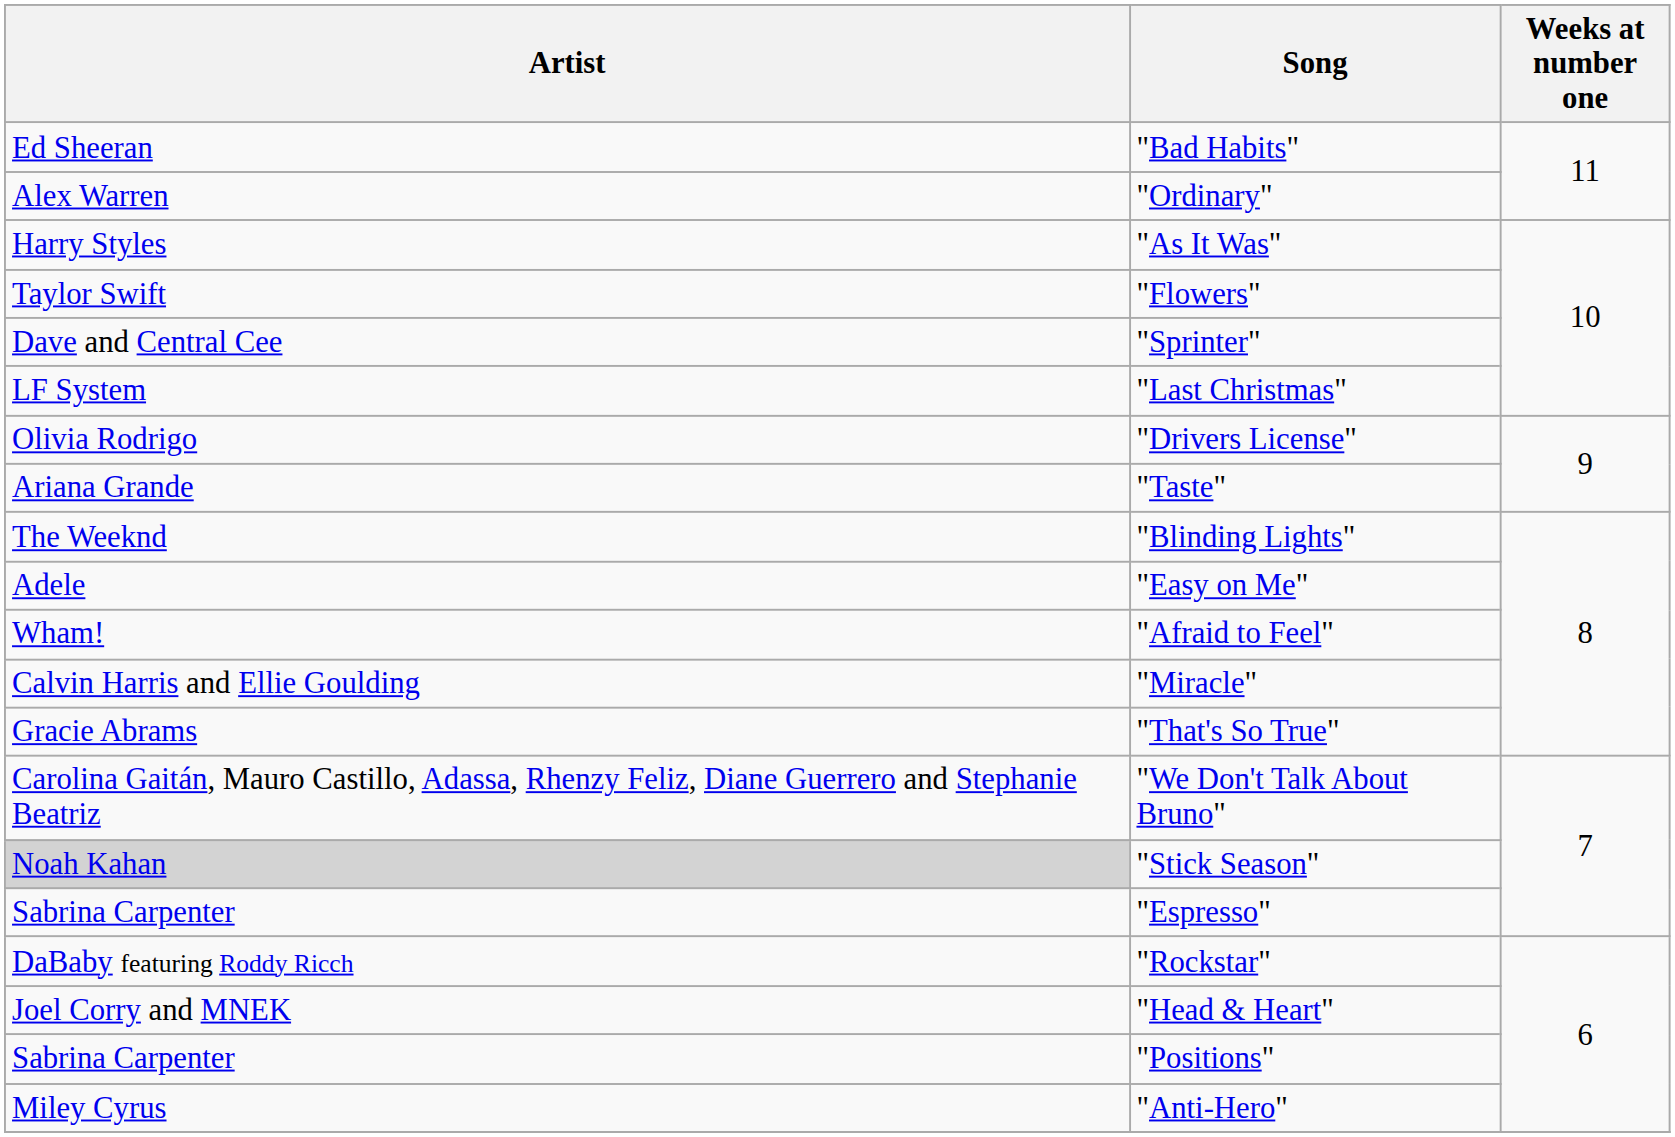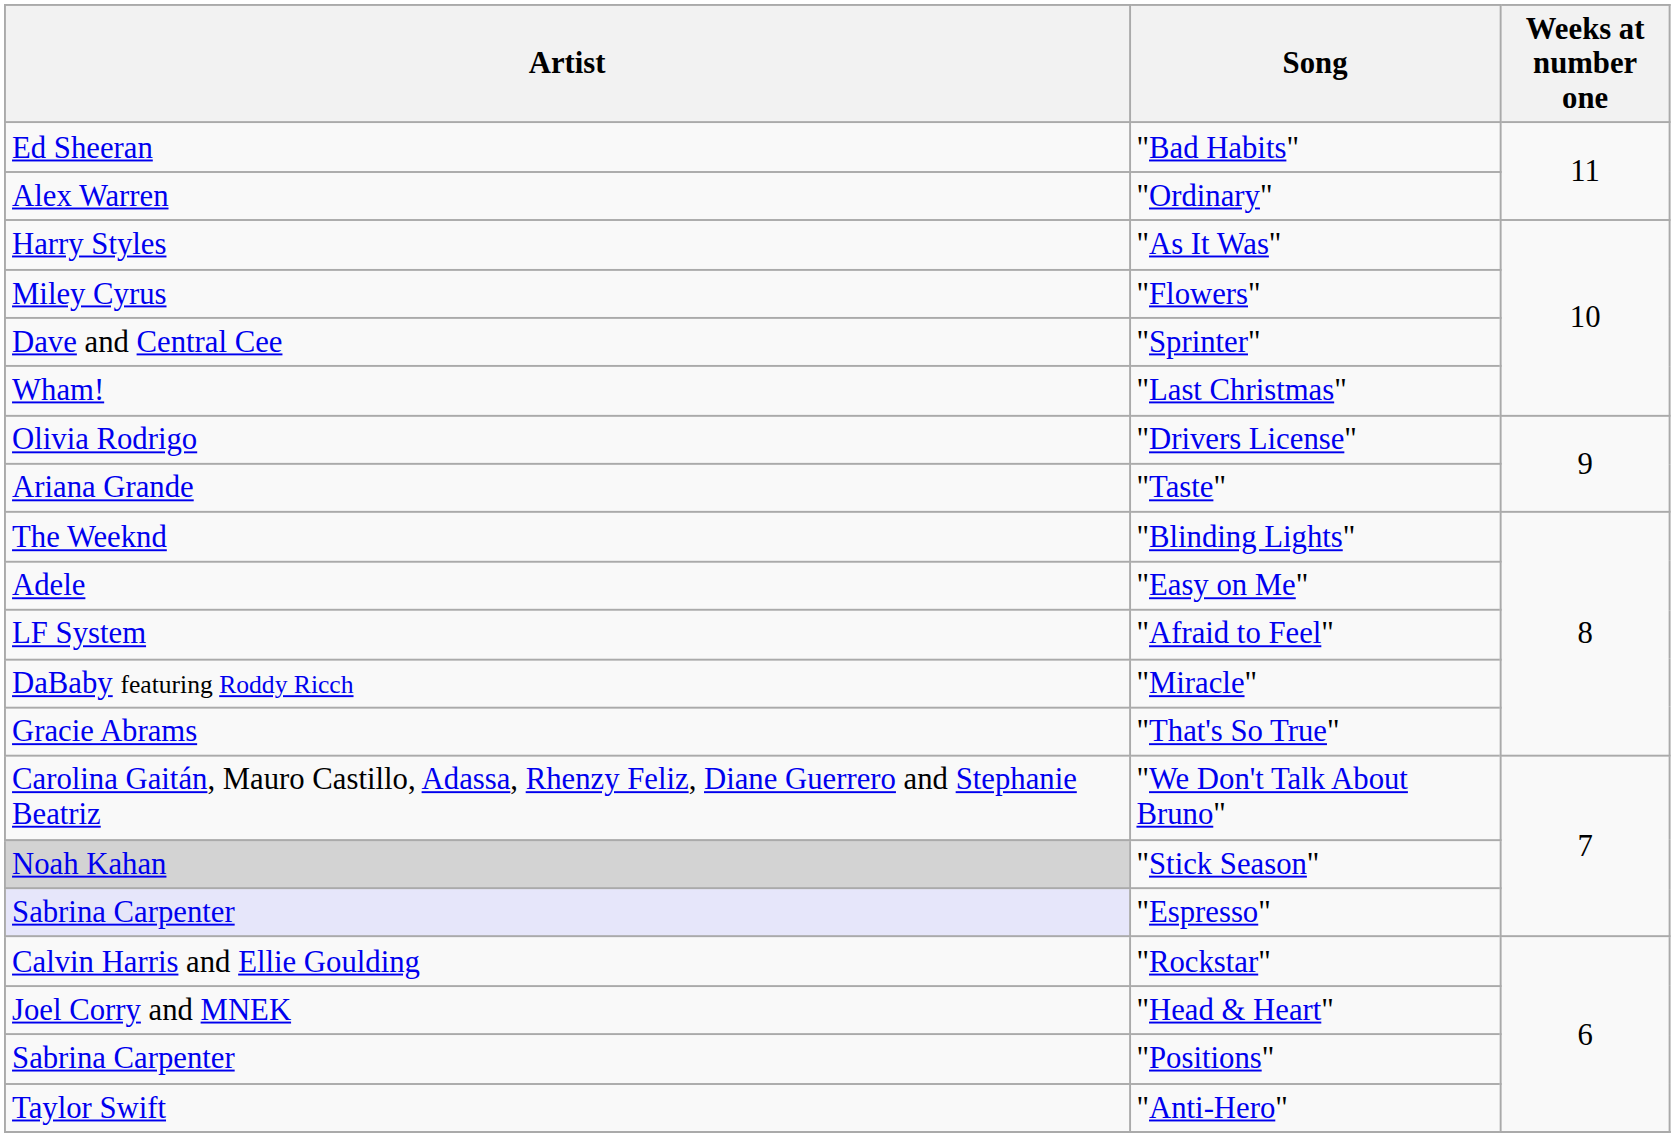(89, 292) Taylor Swift -> (89, 292) Miley Cyrus
(79, 390) LF System -> (58, 390) Wham!
(58, 633) Wham! -> (79, 633) LF System
(216, 682) Calvin Harris and Ellie Goulding -> (183, 682) DaBaby featuring Roddy Ricch
(123, 912) no background -> (123, 912) lavender background
(183, 960) DaBaby featuring Roddy Ricch -> (216, 960) Calvin Harris and Ellie Goulding
(89, 1106) Miley Cyrus -> (89, 1106) Taylor Swift
